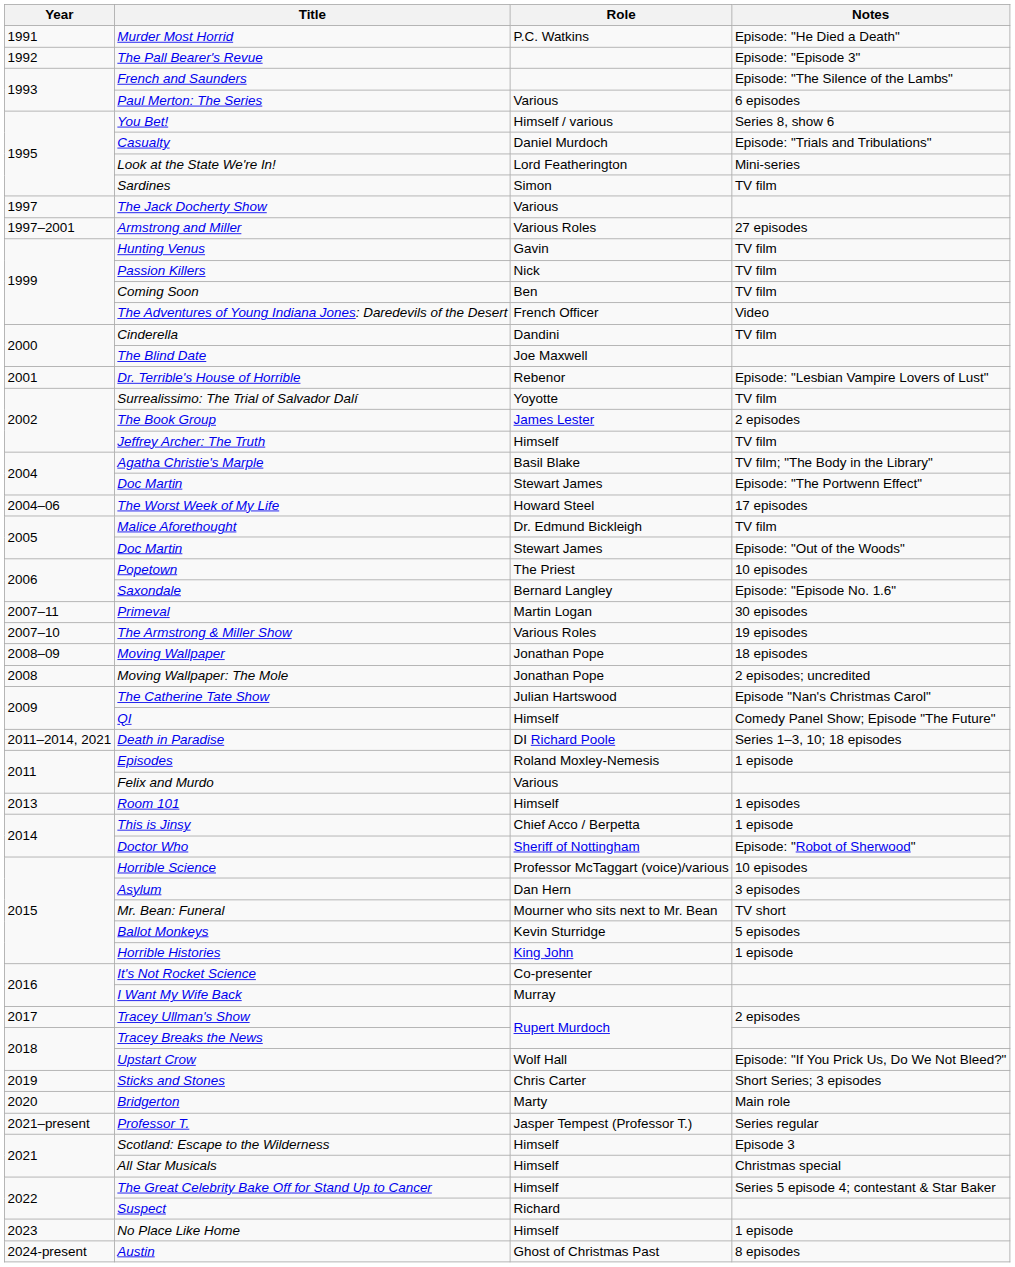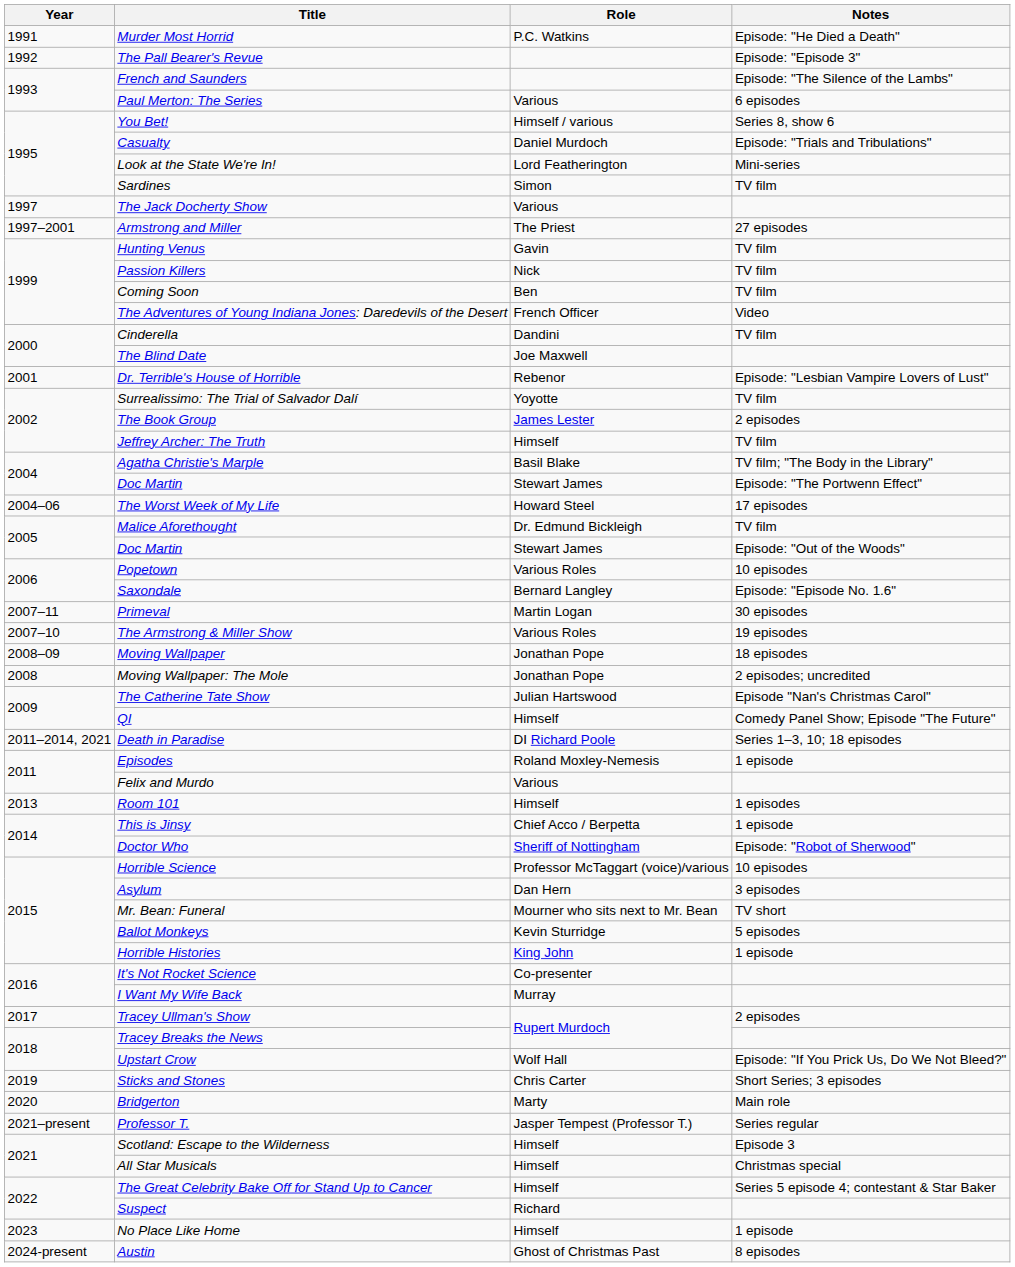(555, 228) Various Roles -> (544, 228) The Priest
(544, 569) The Priest -> (555, 569) Various Roles
